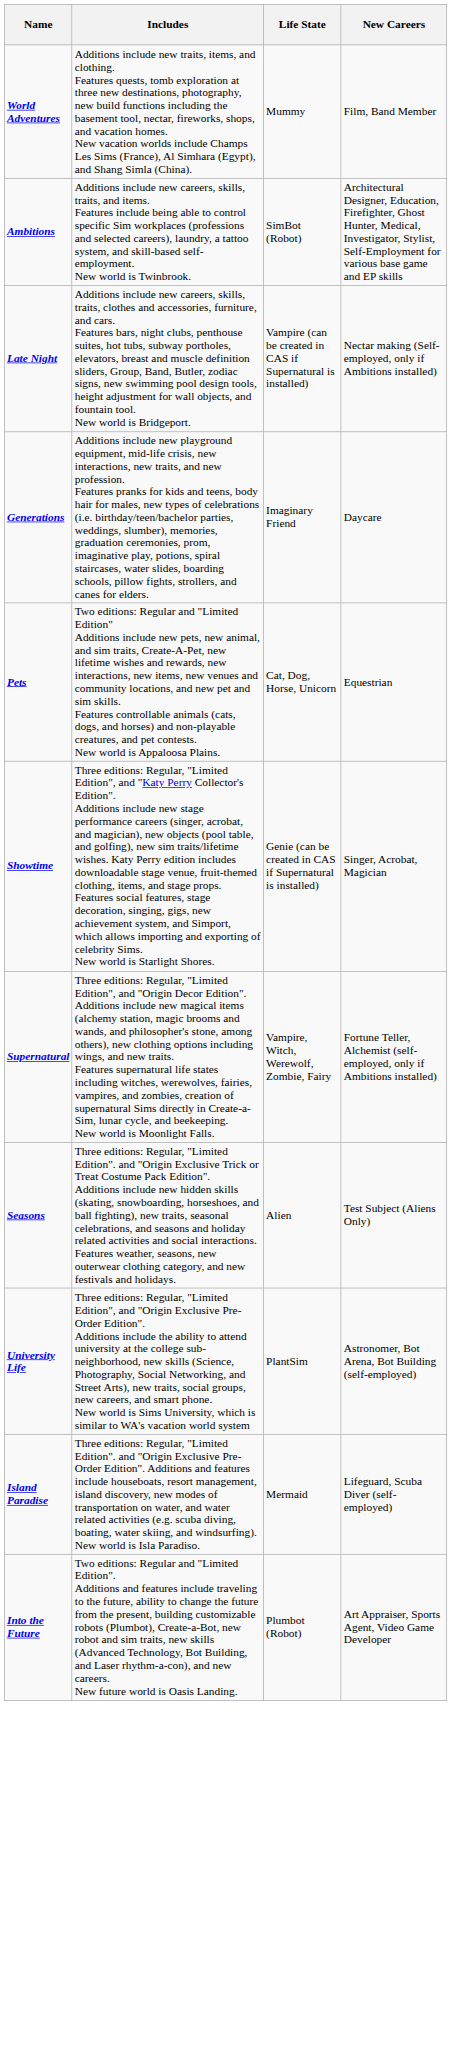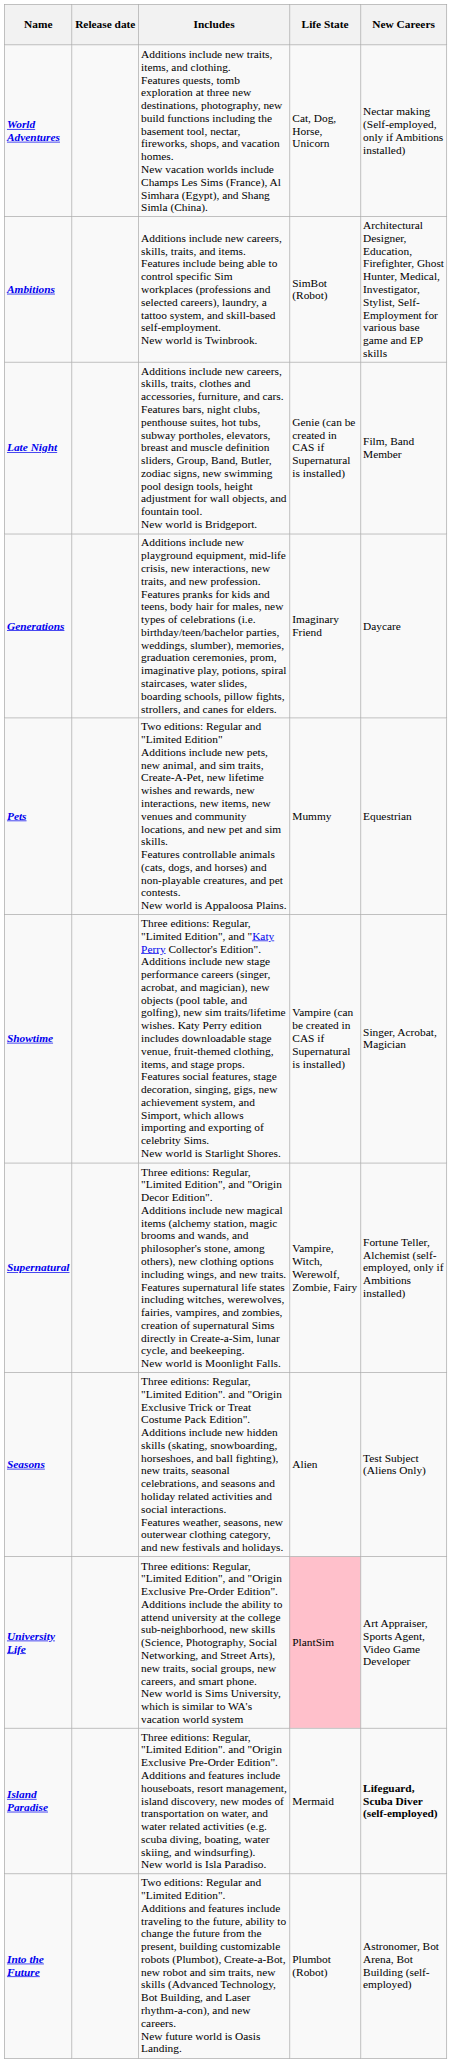+ column: (105, 24)
(286, 111) Mummy -> (314, 130) Cat, Dog, Horse, Unicorn
(390, 111) Film, Band Member -> (403, 130) Nectar making (Self-employed, only if Ambitions installed)
(300, 358) Vampire (can be created in CAS if Supernatural is installed) -> (324, 448) Genie (can be created in CAS if Supernatural is installed)
(392, 358) Nectar making (Self-employed, only if Ambitions installed) -> (389, 448) Film, Band Member
(301, 682) Cat, Dog, Horse, Unicorn -> (312, 816) Mummy
(301, 866) Genie (can be created in CAS if Supernatural is installed) -> (323, 1038) Vampire (can be created in CAS if Supernatural is installed)
(287, 1361) no background -> (313, 1642) pink background
(390, 1361) Astronomer, Bot Arena, Bot Building (self-employed) -> (395, 1642) Art Appraiser, Sports Agent, Video Game Developer
(383, 1494) normal -> (400, 1801) bold
(392, 1627) Art Appraiser, Sports Agent, Video Game Developer -> (401, 1966) Astronomer, Bot Arena, Bot Building (self-employed)
